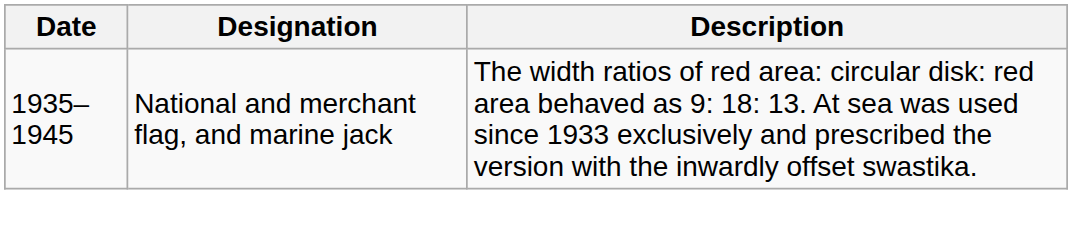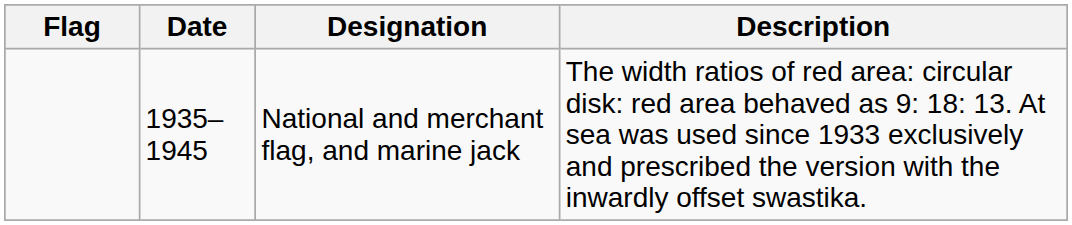+ column: (72, 26)
